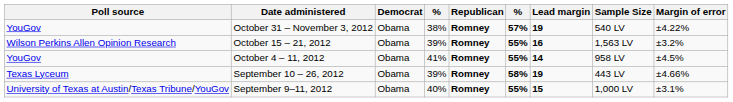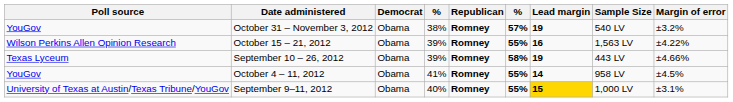(673, 27) ±4.22% -> (670, 27) ±3.2%
(670, 43) ±3.2% -> (673, 43) ±4.22%
rows swapped: (279, 58) <-> (289, 74)
(538, 89) no background -> (538, 89) gold background
